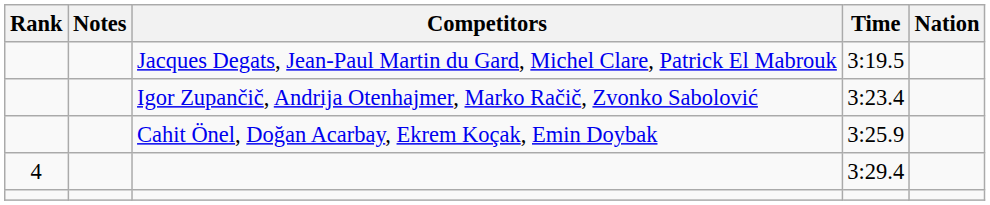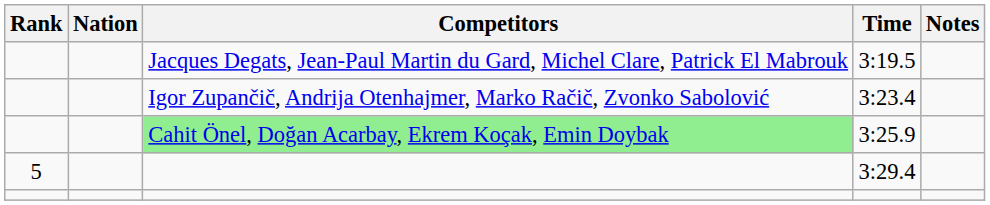columns swapped: (947, 23) <-> (100, 23)
(397, 134) no background -> (409, 134) lightgreen background
(36, 171) 4 -> (36, 171) 5
